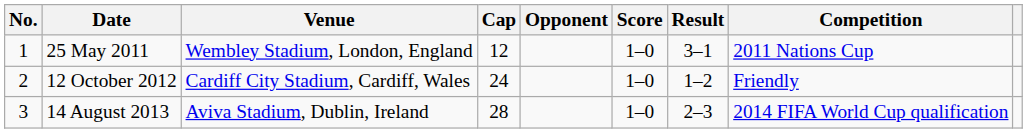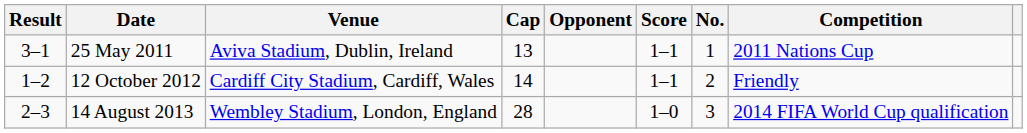columns swapped: (23, 19) <-> (698, 19)
(329, 50) Wembley Stadium, London, England -> (331, 50) Aviva Stadium, Dublin, Ireland
(499, 50) 12 -> (523, 50) 13
(640, 50) 1–0 -> (664, 50) 1–1
(499, 81) 24 -> (523, 81) 14
(640, 81) 1–0 -> (664, 81) 1–1
(307, 111) Aviva Stadium, Dublin, Ireland -> (353, 111) Wembley Stadium, London, England
